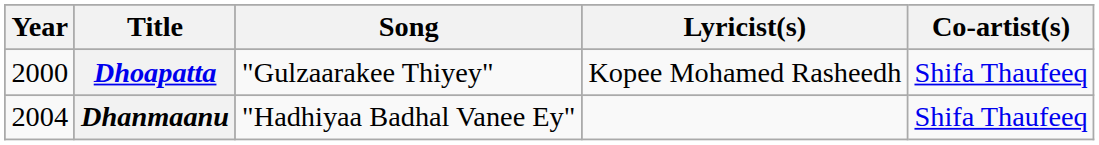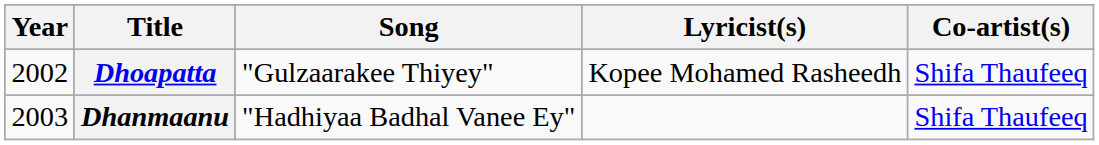(40, 71) 2000 -> (40, 71) 2002
(40, 116) 2004 -> (40, 116) 2003
